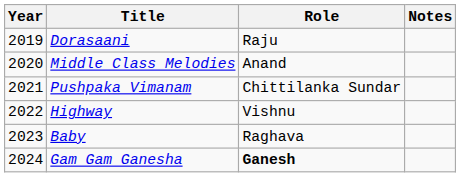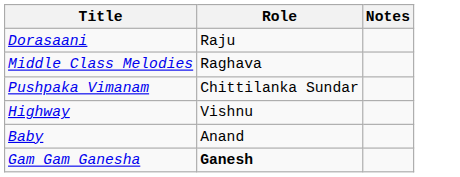- column: (26, 17)
(264, 64) Anand -> (231, 64) Raghava
(273, 136) Raghava -> (222, 136) Anand
